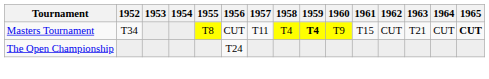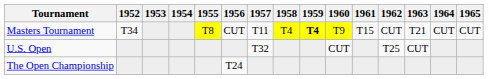(471, 31) bold -> (470, 31) normal
+ row: (29, 48)
